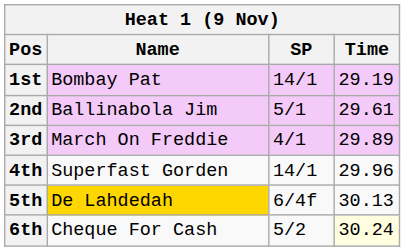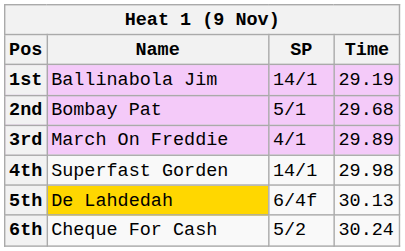(107, 80) Bombay Pat -> (134, 80) Ballinabola Jim
(134, 110) Ballinabola Jim -> (107, 110) Bombay Pat
(366, 110) 29.61 -> (366, 110) 29.68
(366, 170) 29.96 -> (366, 170) 29.98
(366, 230) lightyellow background -> (366, 230) no background
